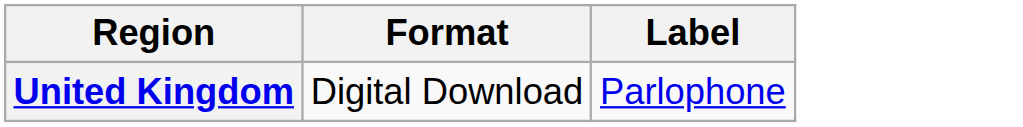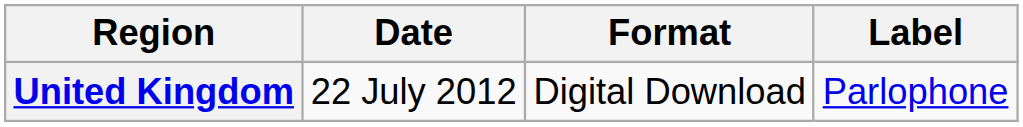+ column: (414, 33)
